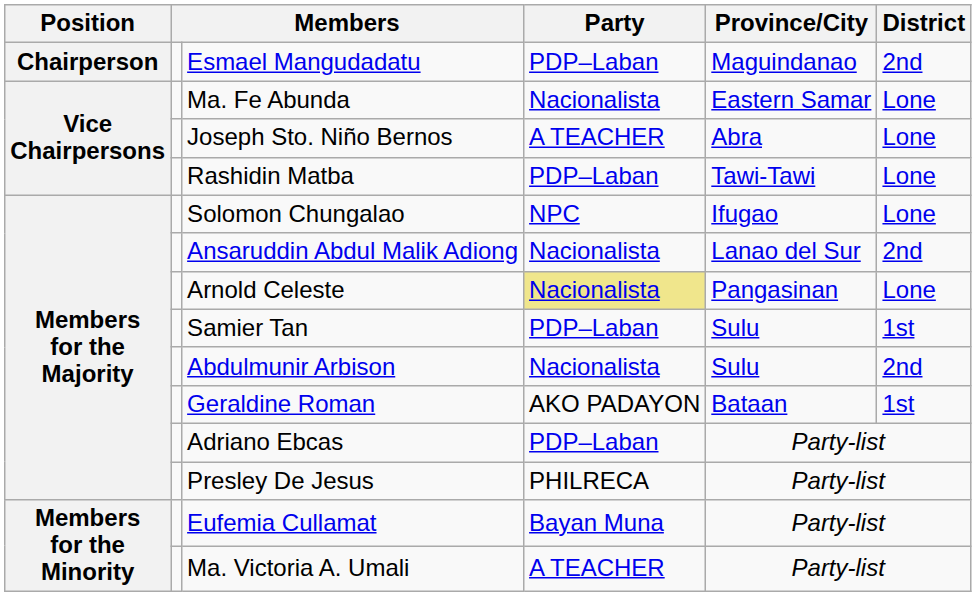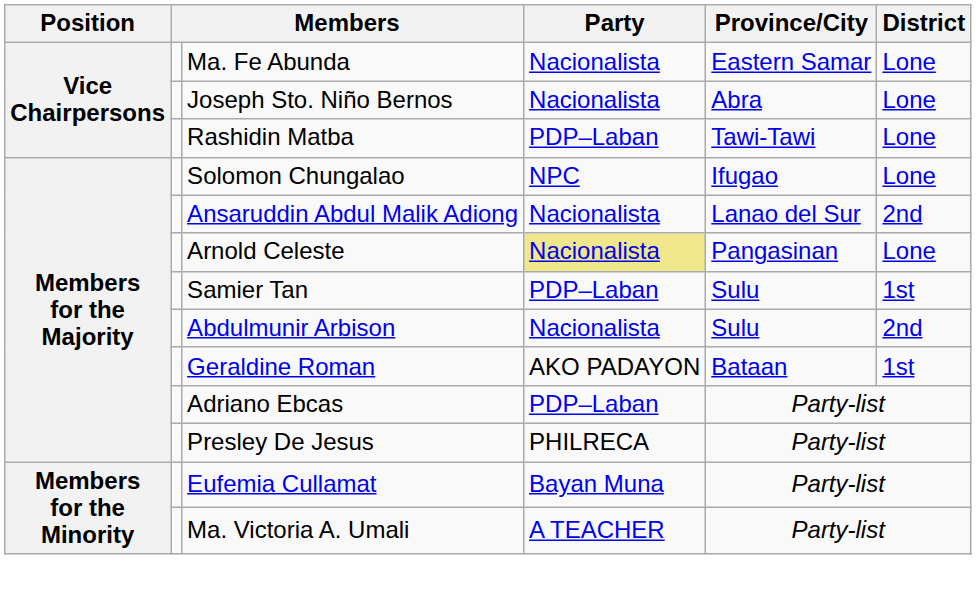- row: (304, 61)
(597, 137) A TEACHER -> (594, 99) Nacionalista
